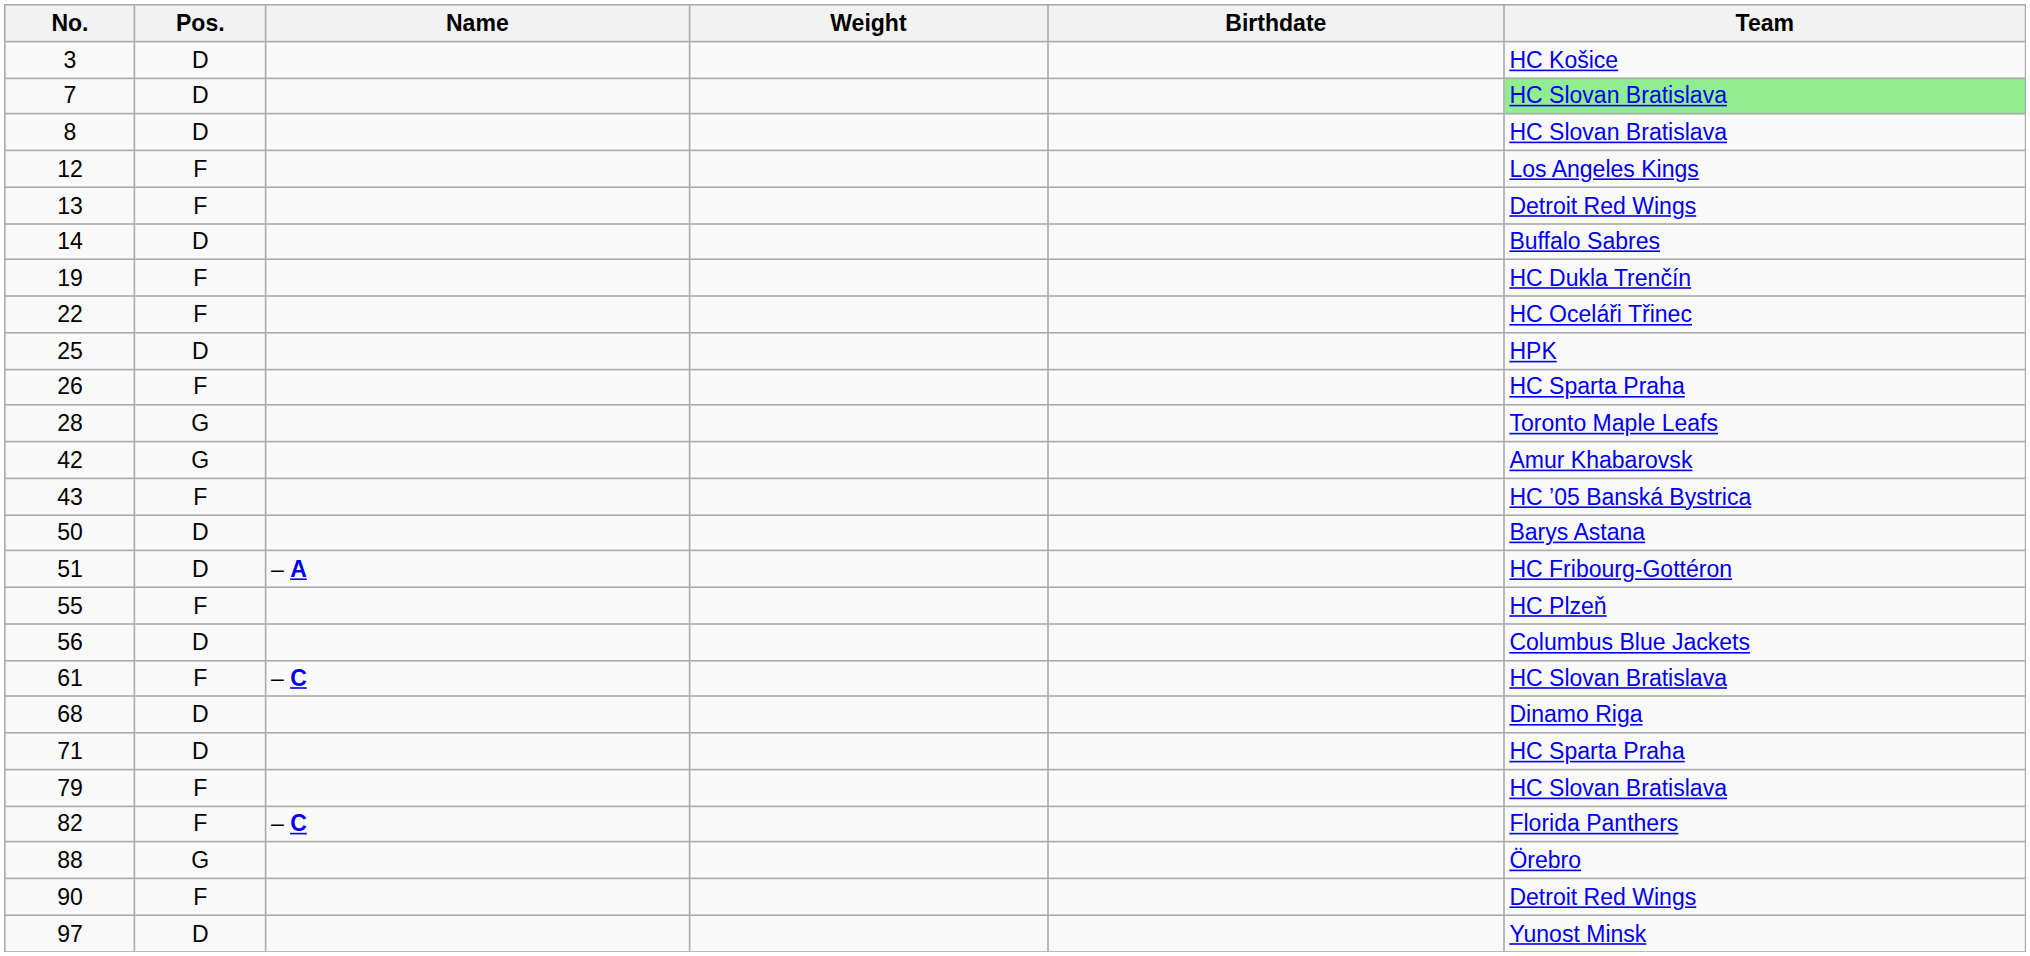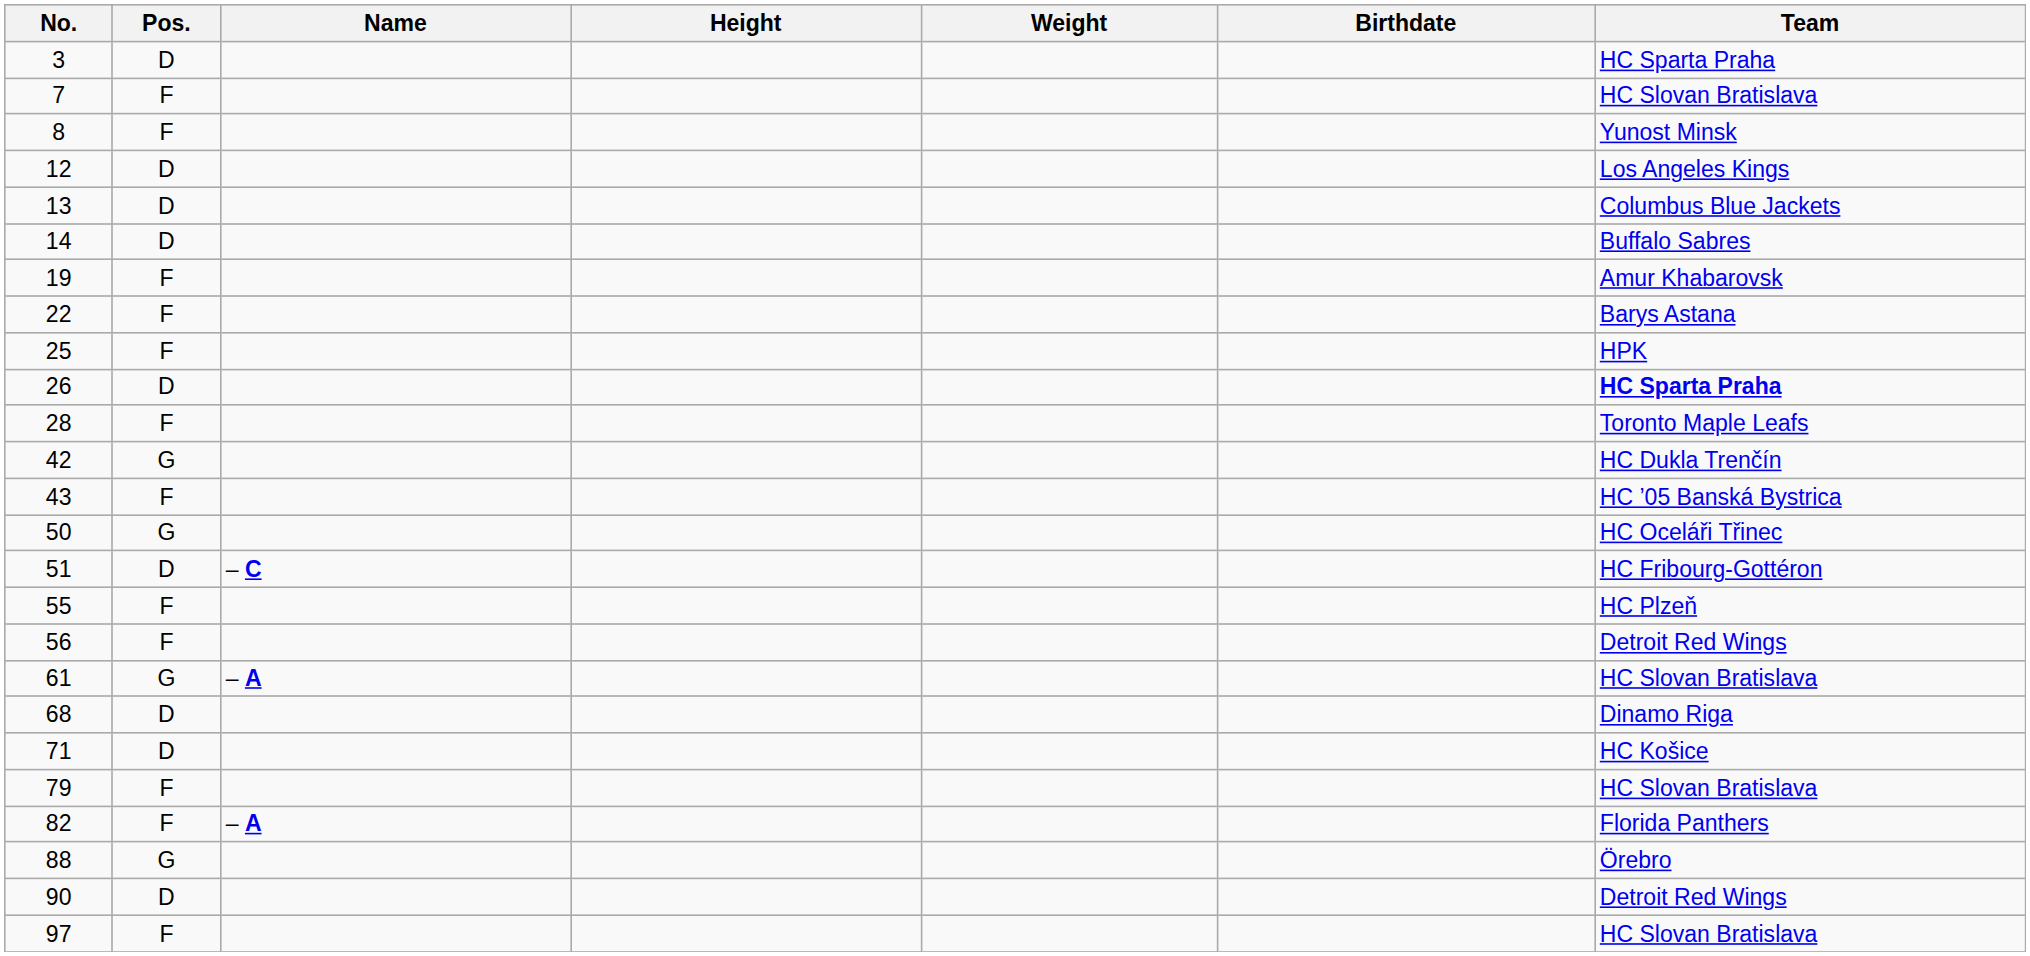+ column: (746, 23)
(1564, 60) HC Košice -> (1688, 60) HC Sparta Praha
(200, 96) D -> (166, 96) F
(1618, 96) lightgreen background -> (1709, 96) no background
(200, 133) D -> (166, 133) F
(1618, 133) HC Slovan Bratislava -> (1668, 133) Yunost Minsk
(200, 169) F -> (166, 169) D
(200, 205) F -> (166, 205) D
(1603, 205) Detroit Red Wings -> (1720, 205) Columbus Blue Jackets
(1600, 278) HC Dukla Trenčín -> (1691, 278) Amur Khabarovsk
(1601, 315) HC Oceláři Třinec -> (1668, 315) Barys Astana
(200, 351) D -> (166, 351) F
(200, 387) F -> (166, 387) D
(1597, 387) normal -> (1691, 387) bold
(200, 424) G -> (166, 424) F
(1601, 460) Amur Khabarovsk -> (1691, 460) HC Dukla Trenčín
(200, 533) D -> (166, 533) G
(1577, 533) Barys Astana -> (1691, 533) HC Oceláři Třinec
(289, 569) – A -> (244, 569) – C
(200, 642) D -> (166, 642) F
(1630, 642) Columbus Blue Jackets -> (1693, 642) Detroit Red Wings
(200, 679) F -> (166, 679) G
(289, 679) – C -> (244, 679) – A
(1597, 751) HC Sparta Praha -> (1654, 751) HC Košice
(289, 824) – C -> (244, 824) – A
(200, 897) F -> (166, 897) D
(200, 933) D -> (166, 933) F
(1578, 933) Yunost Minsk -> (1709, 933) HC Slovan Bratislava
